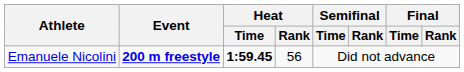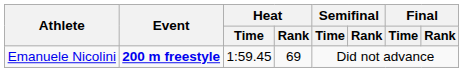(249, 57) bold -> (249, 57) normal
(294, 57) 56 -> (293, 57) 69
